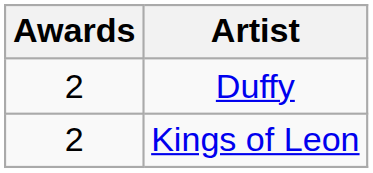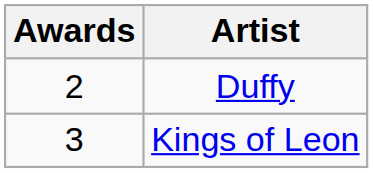(74, 139) 2 -> (74, 139) 3
